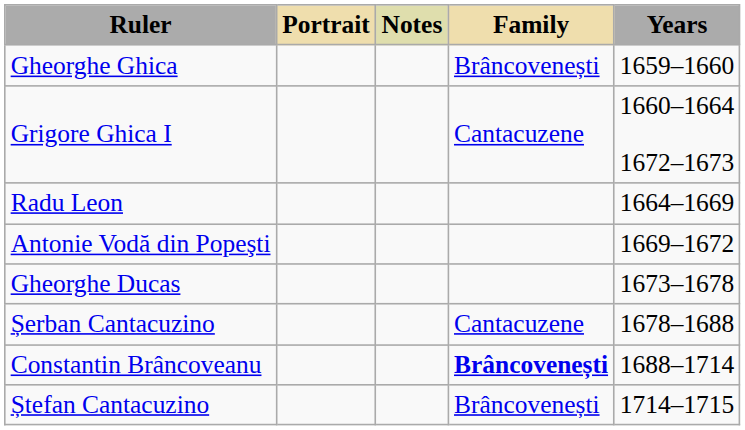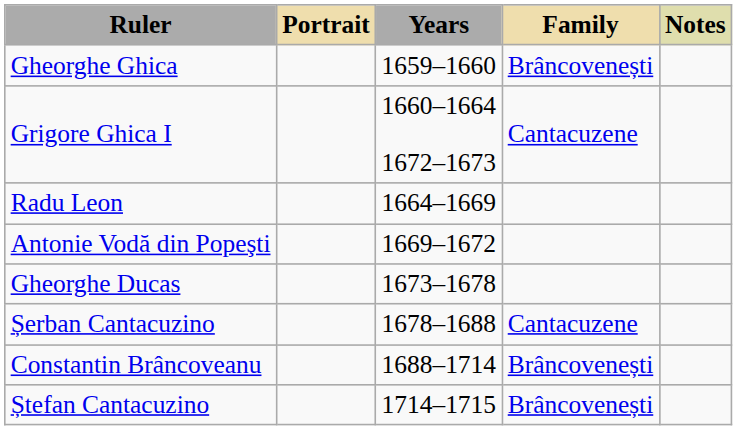columns swapped: (677, 24) <-> (412, 24)
(531, 364) bold -> (580, 364) normal
